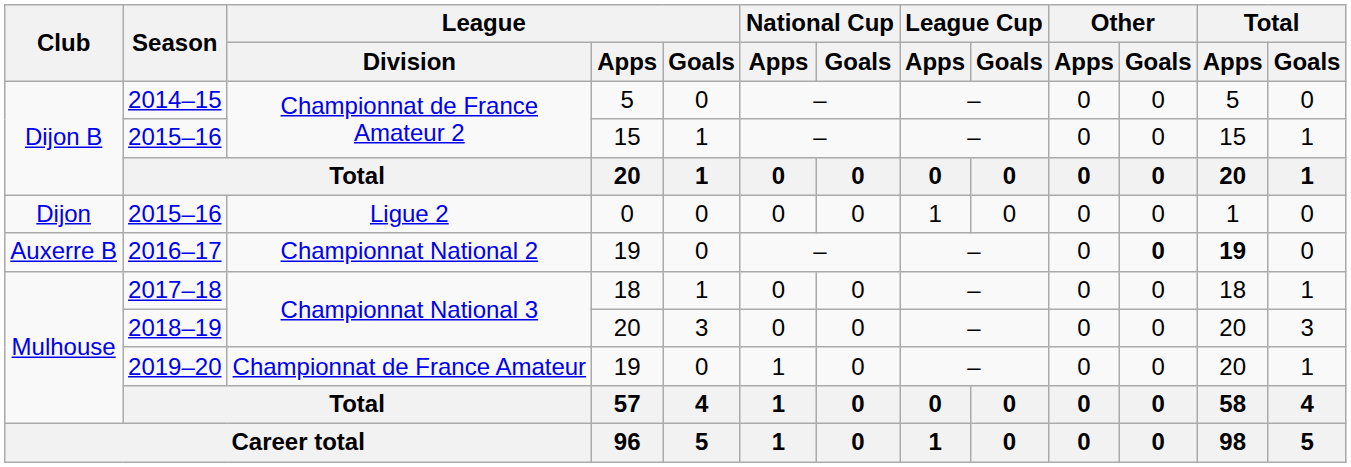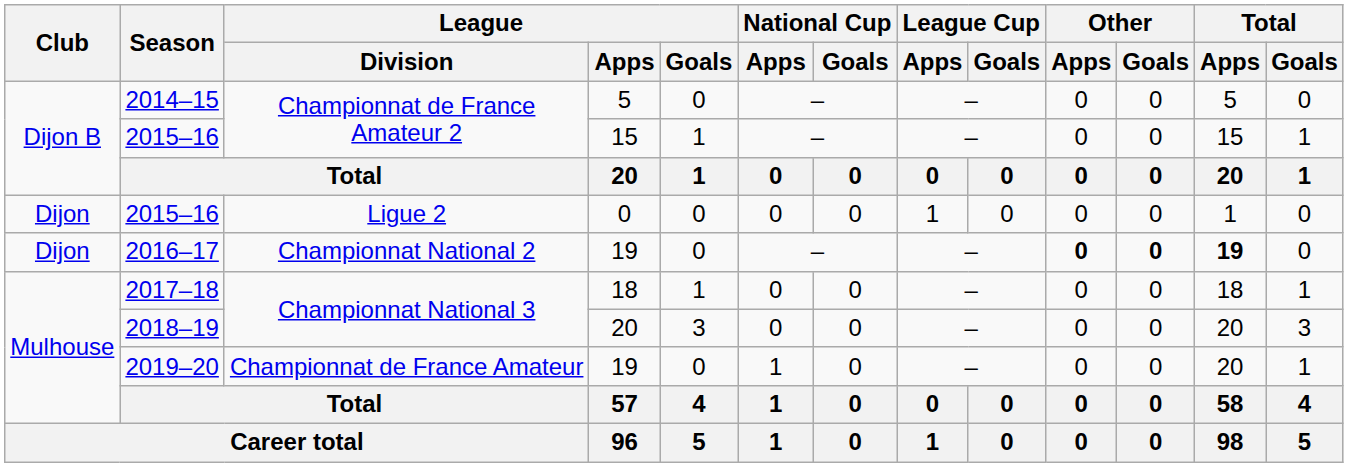(64, 251) Auxerre B -> (62, 251) Dijon
(1084, 251) normal -> (1081, 251) bold
